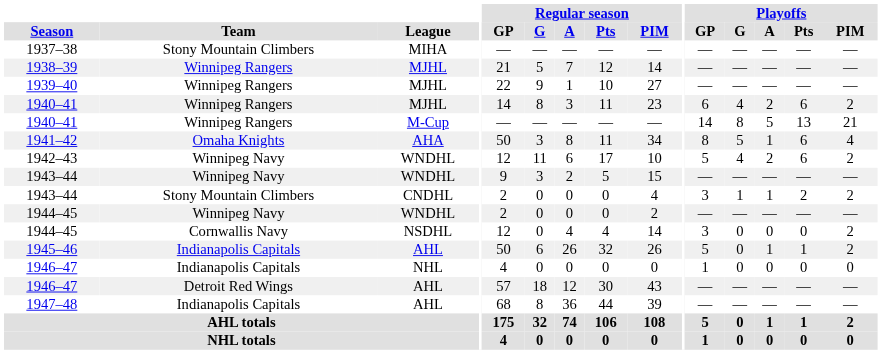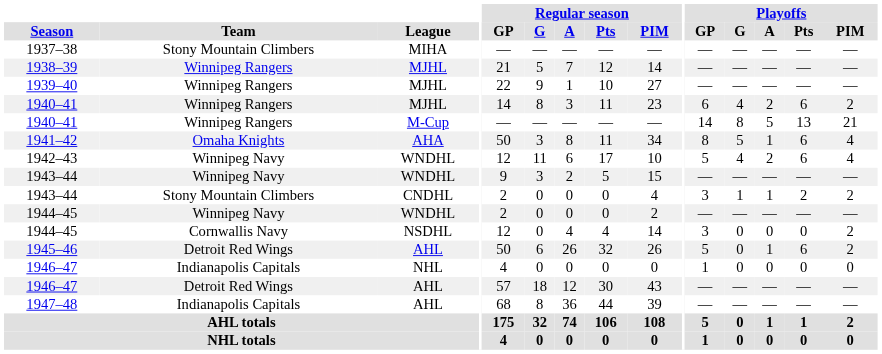(850, 158) 2 -> (850, 158) 4
(238, 249) Indianapolis Capitals -> (238, 249) Detroit Red Wings
(804, 249) 1 -> (804, 249) 6
